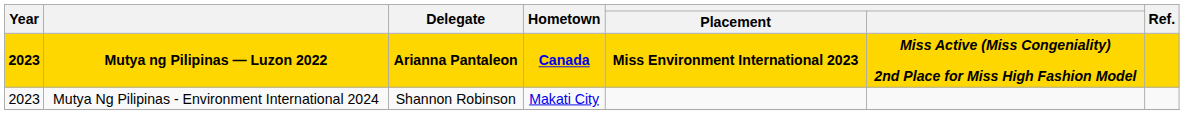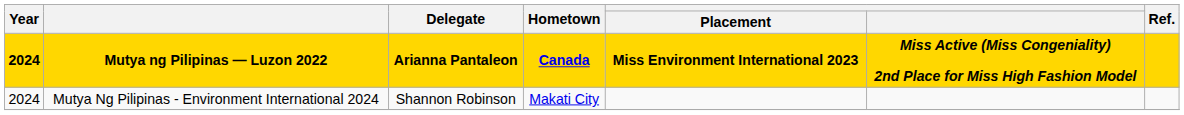(24, 61) 2023 -> (24, 61) 2024
(24, 99) 2023 -> (24, 99) 2024
